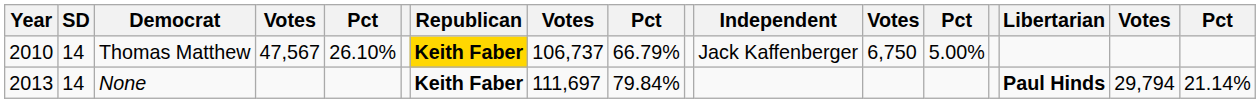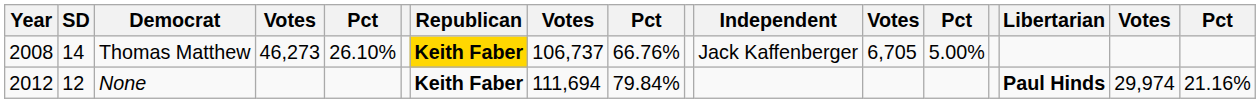(31, 52) 2010 -> (31, 52) 2008
(290, 52) 47,567 -> (290, 52) 46,273
(646, 52) 66.79% -> (646, 52) 66.76%
(892, 52) 6,750 -> (892, 52) 6,705
(31, 83) 2013 -> (31, 83) 2012
(73, 83) 14 -> (73, 83) 12
(567, 83) 111,697 -> (567, 83) 111,694
(1145, 83) 29,794 -> (1145, 83) 29,974
(1217, 83) 21.14% -> (1217, 83) 21.16%
